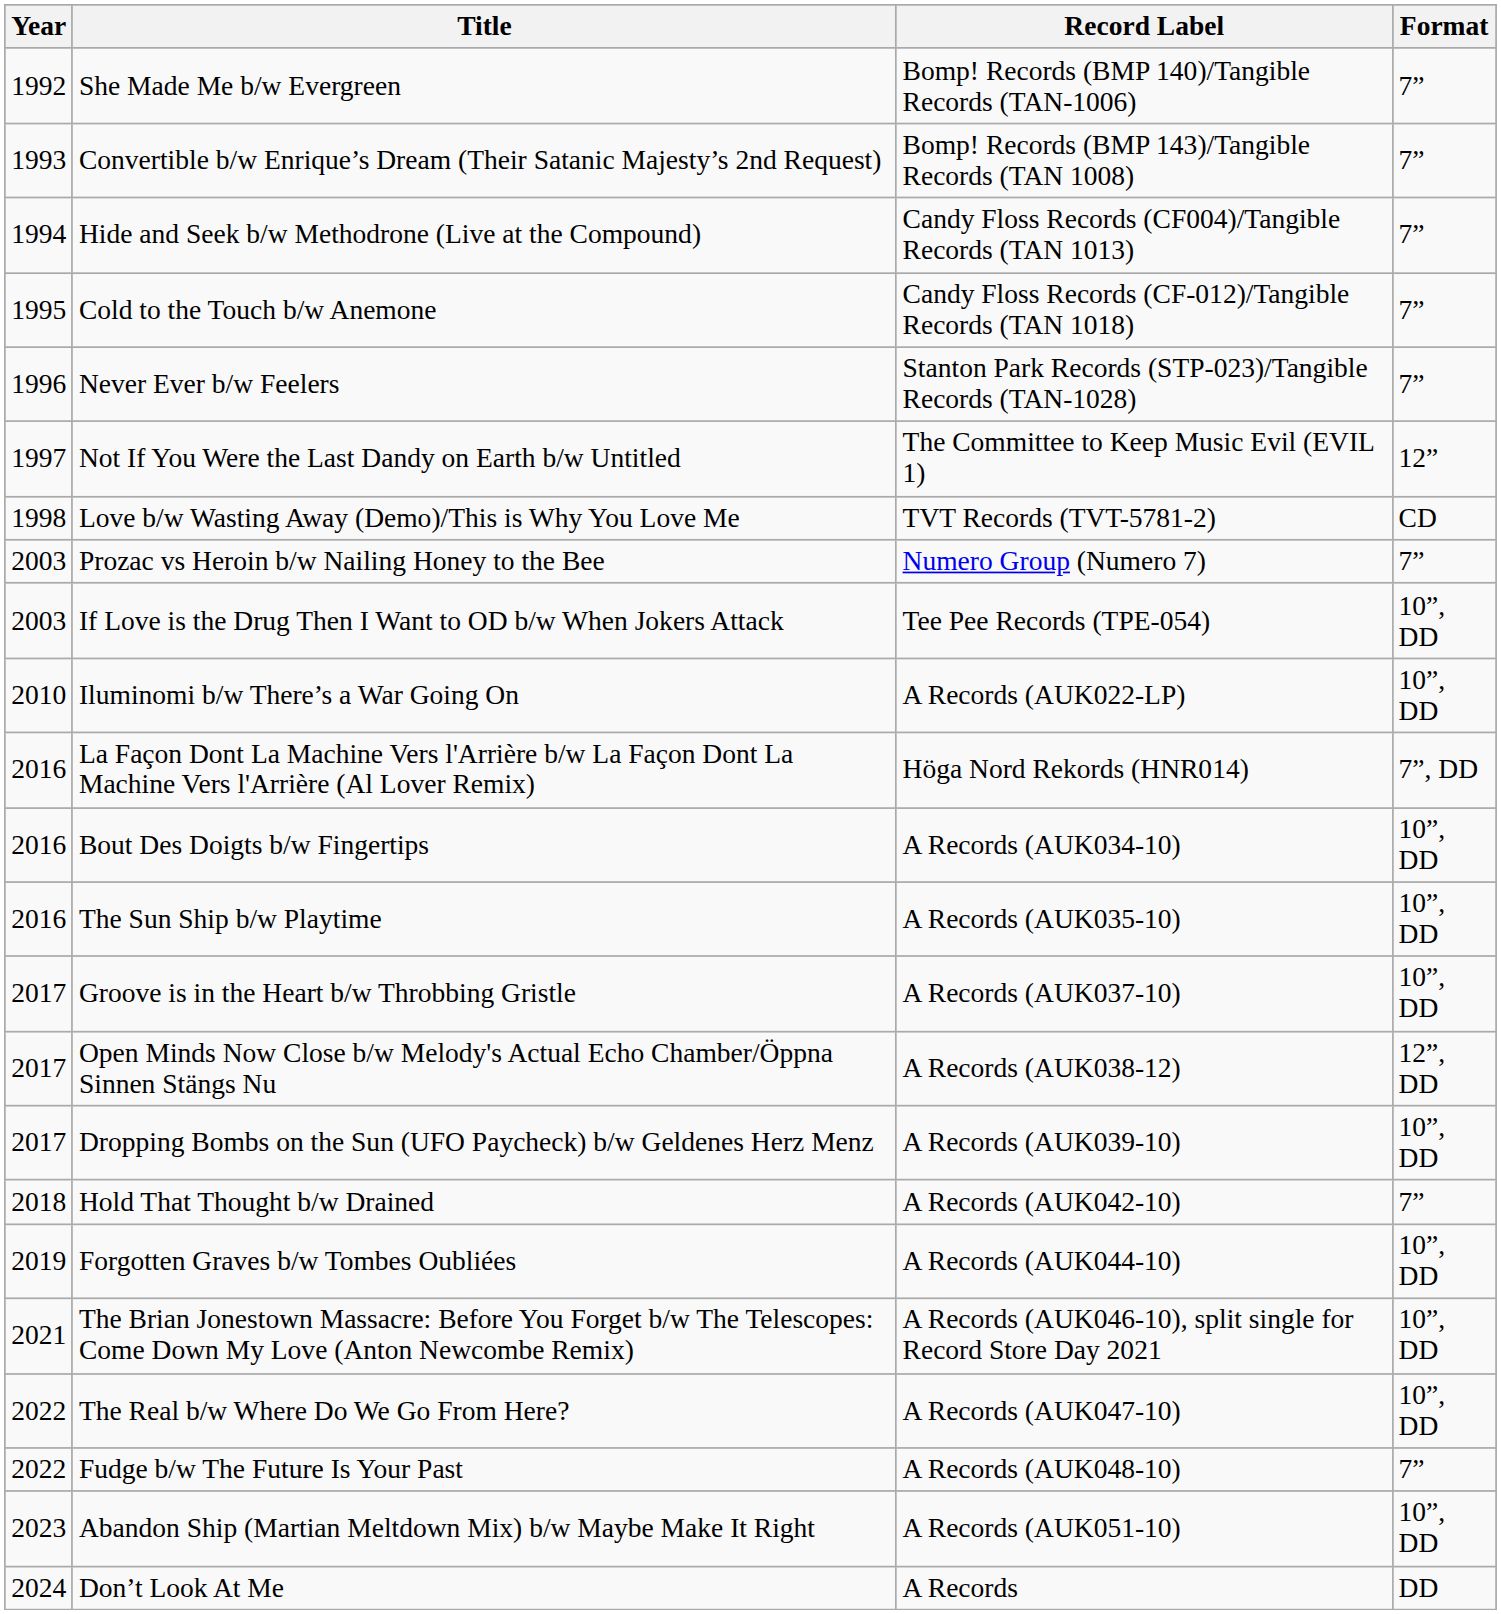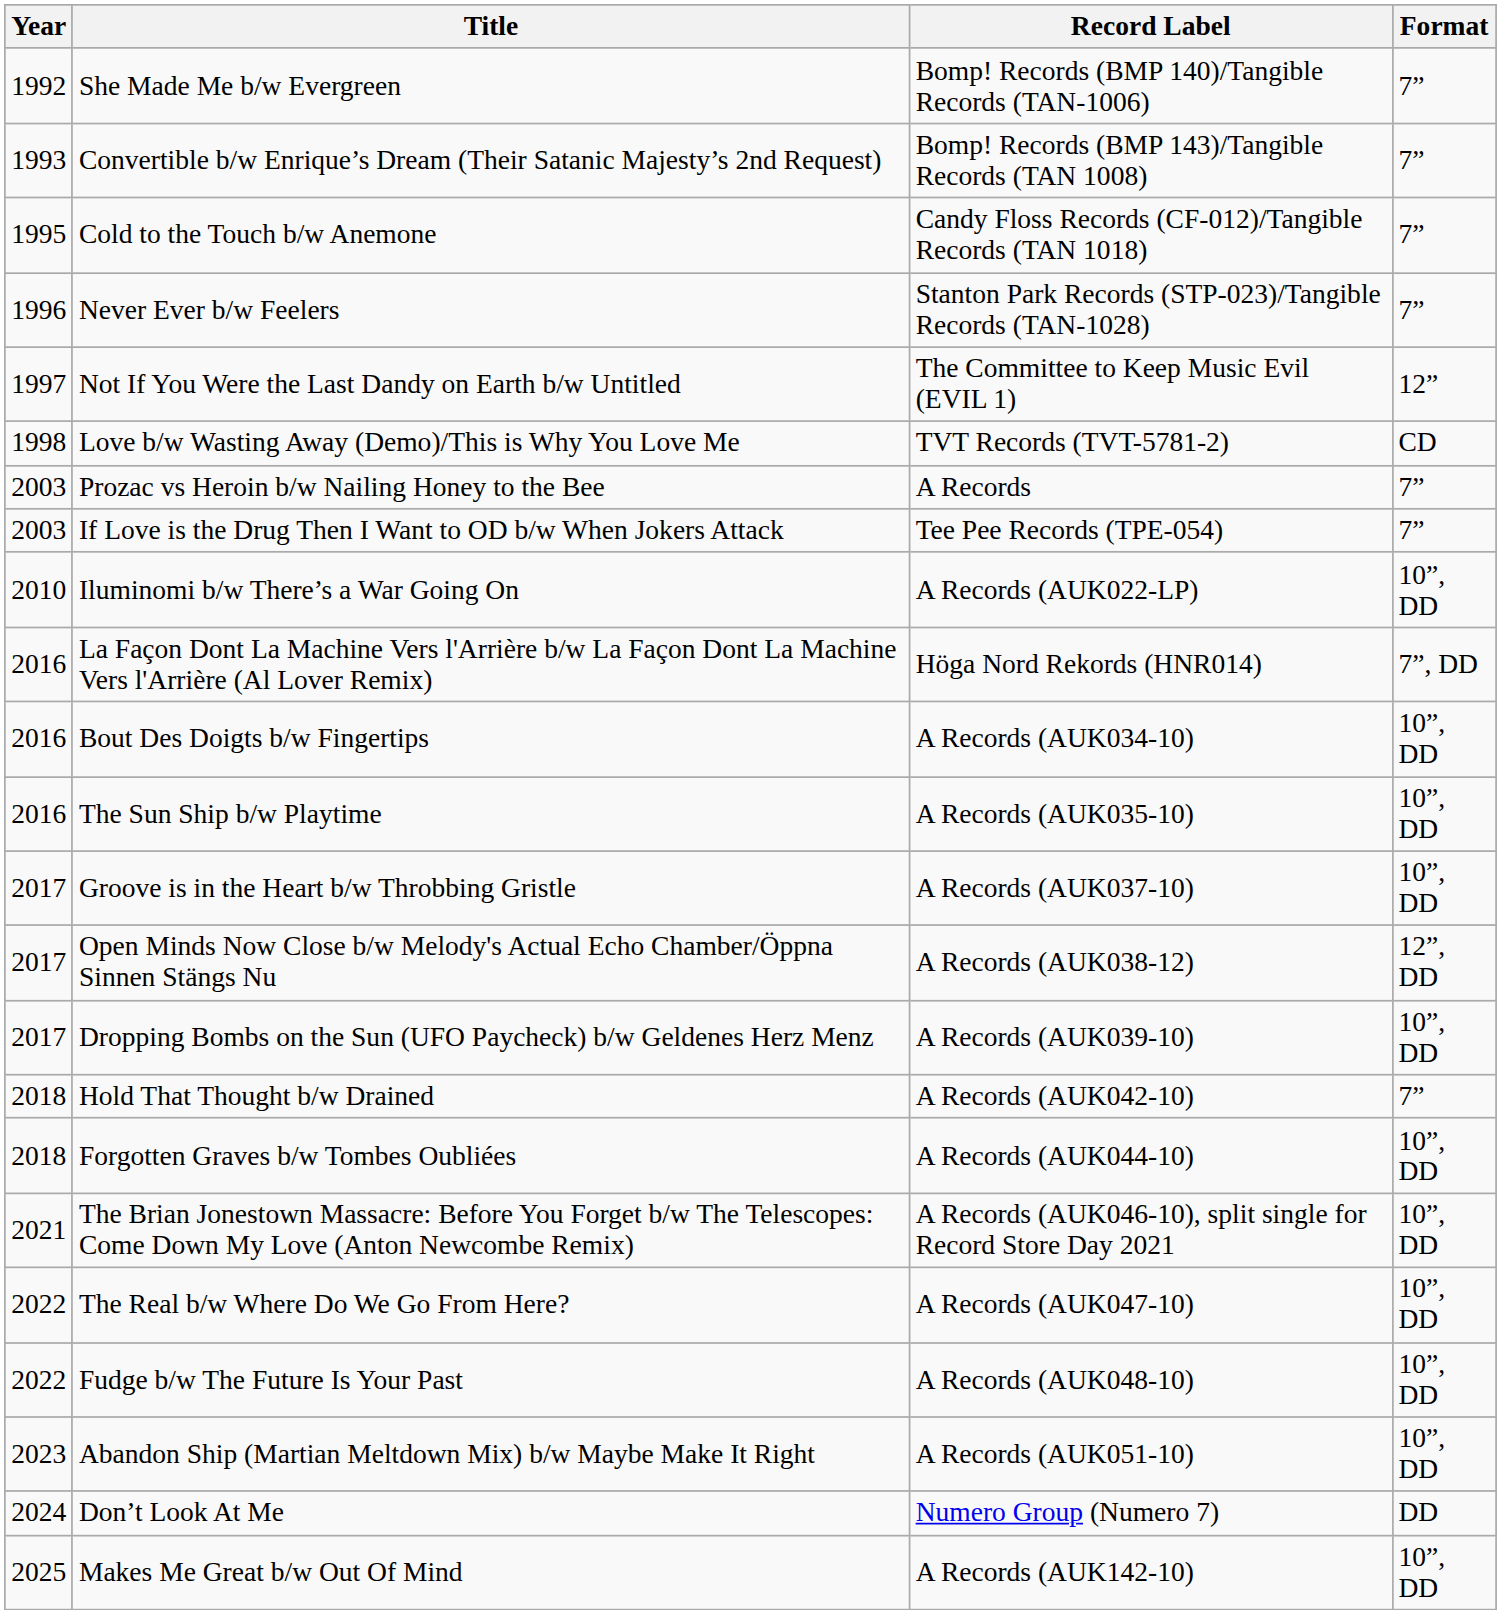- row: (390, 234)
(1054, 561) Numero Group (Numero 7) -> (973, 486) A Records
(1422, 620) 10”, DD -> (1411, 530) 7”
(39, 1260) 2019 -> (39, 1155) 2018
(1412, 1469) 7” -> (1422, 1379) 10”, DD
(960, 1587) A Records -> (1067, 1512) Numero Group (Numero 7)
+ row: (271, 1571)
